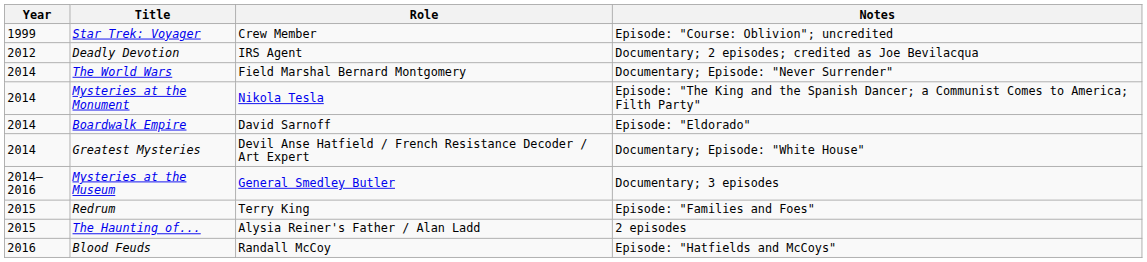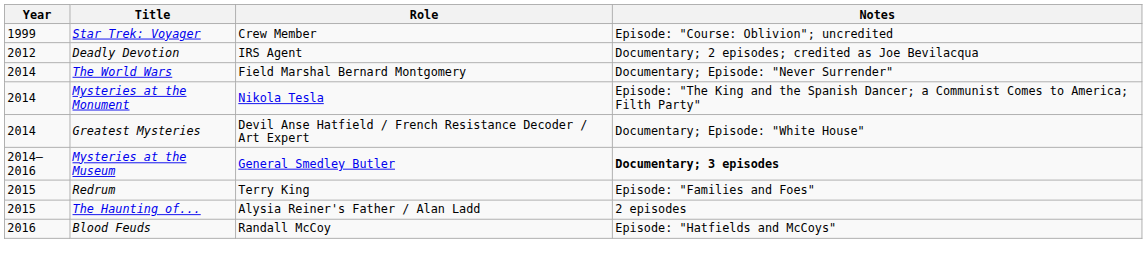- row: (130, 124)
(697, 183) normal -> (697, 164) bold
